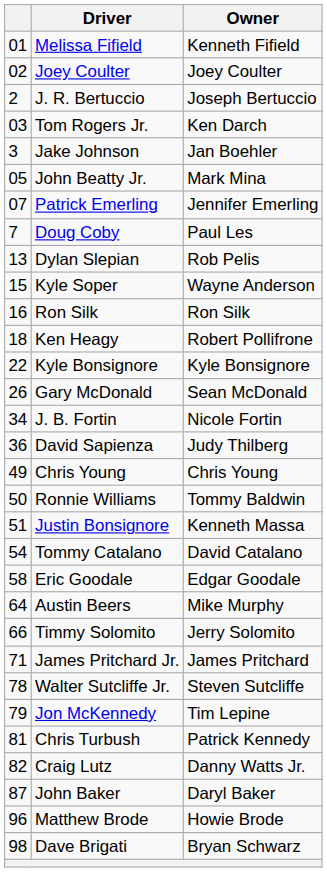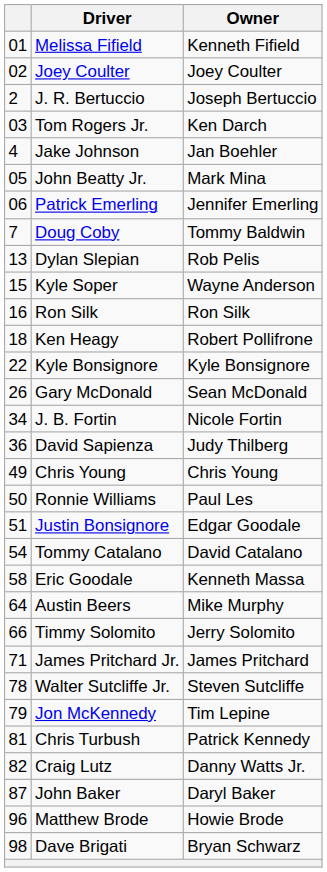(13, 152) 3 -> (13, 152) 4
(18, 205) 07 -> (18, 205) 06
(220, 232) Paul Les -> (246, 232) Tommy Baldwin
(246, 499) Tommy Baldwin -> (220, 499) Paul Les
(246, 526) Kenneth Massa -> (244, 526) Edgar Goodale
(244, 579) Edgar Goodale -> (246, 579) Kenneth Massa
